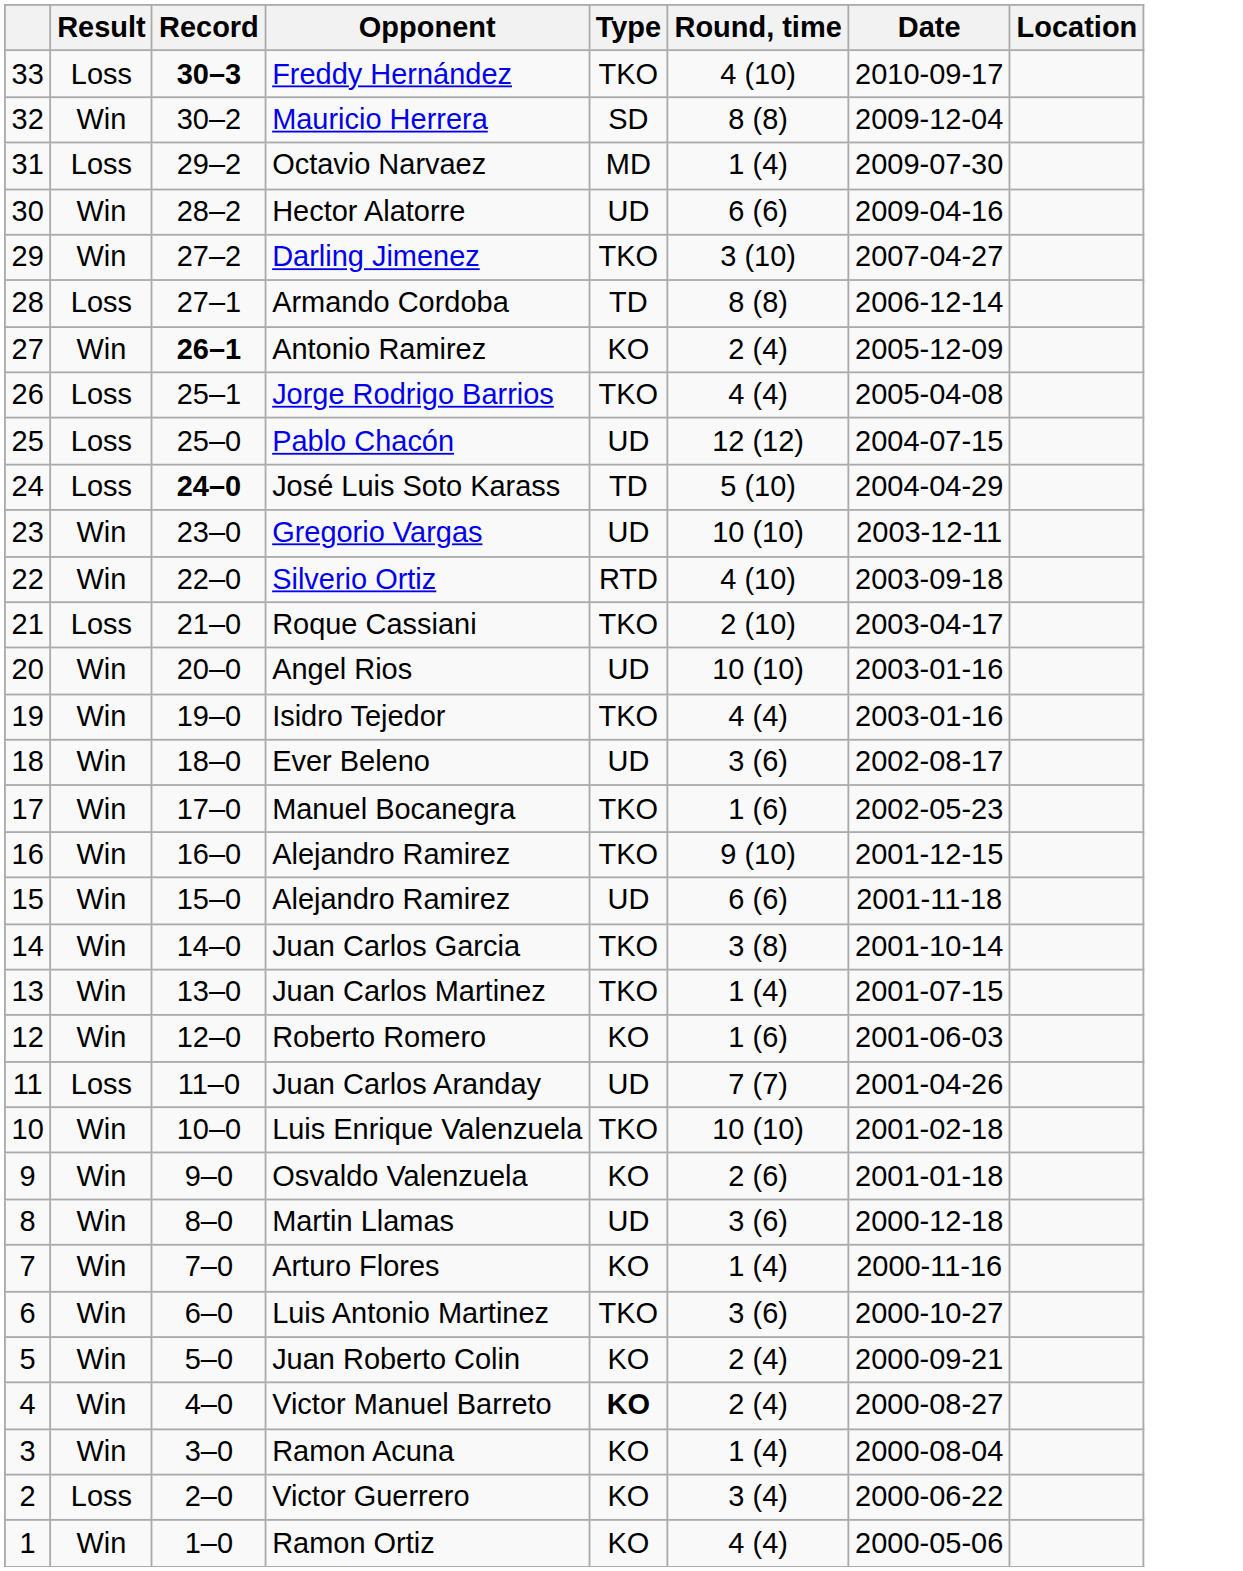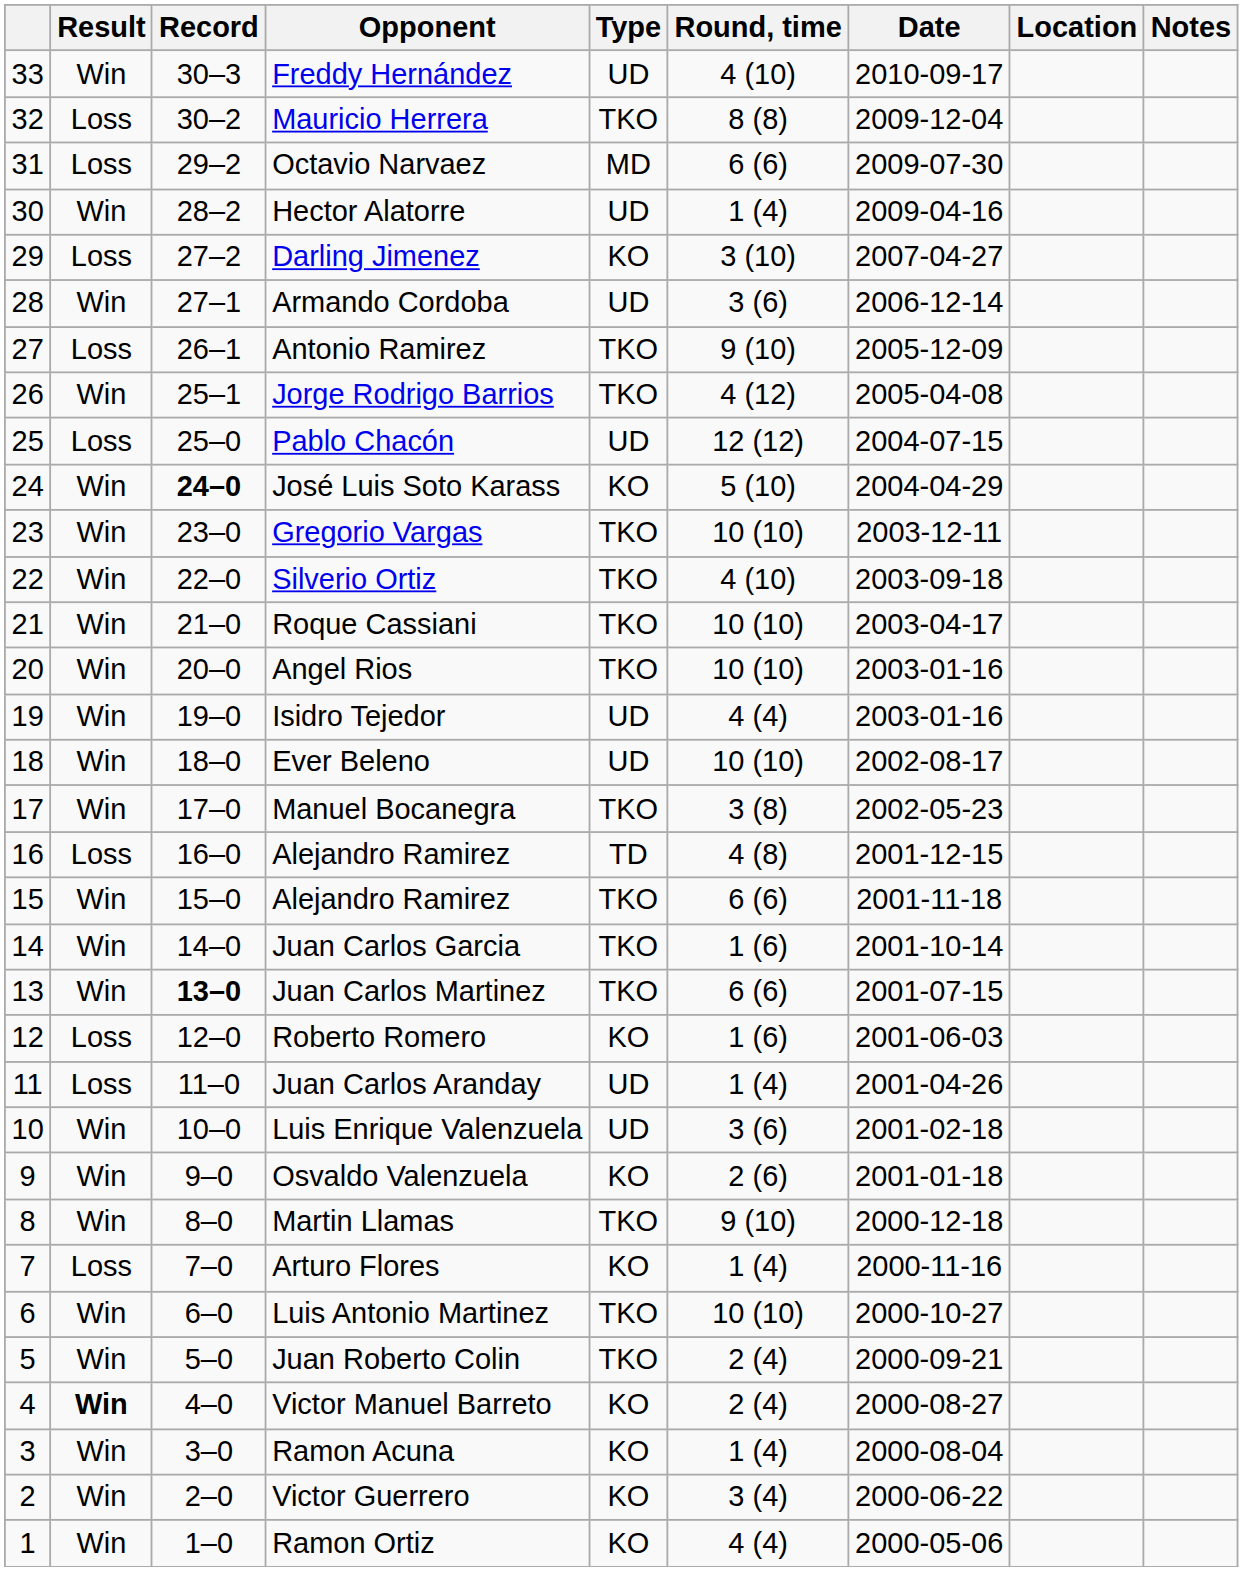+ column: (1191, 27)
(101, 73) Loss -> (101, 73) Win
(209, 73) bold -> (209, 73) normal
(628, 73) TKO -> (628, 73) UD
(101, 119) Win -> (101, 119) Loss
(628, 119) SD -> (628, 119) TKO
(758, 165) 1 (4) -> (758, 165) 6 (6)
(758, 211) 6 (6) -> (758, 211) 1 (4)
(101, 257) Win -> (101, 257) Loss
(628, 257) TKO -> (628, 257) KO
(101, 303) Loss -> (101, 303) Win
(628, 303) TD -> (628, 303) UD
(758, 303) 8 (8) -> (758, 303) 3 (6)
(101, 348) Win -> (101, 348) Loss
(209, 348) bold -> (209, 348) normal
(628, 348) KO -> (628, 348) TKO
(758, 348) 2 (4) -> (758, 348) 9 (10)
(101, 394) Loss -> (101, 394) Win
(758, 394) 4 (4) -> (758, 394) 4 (12)
(101, 486) Loss -> (101, 486) Win
(628, 486) TD -> (628, 486) KO
(628, 532) UD -> (628, 532) TKO
(628, 578) RTD -> (628, 578) TKO
(101, 624) Loss -> (101, 624) Win
(758, 624) 2 (10) -> (758, 624) 10 (10)
(628, 670) UD -> (628, 670) TKO
(628, 716) TKO -> (628, 716) UD
(758, 762) 3 (6) -> (758, 762) 10 (10)
(758, 808) 1 (6) -> (758, 808) 3 (8)
(101, 854) Win -> (101, 854) Loss
(628, 854) TKO -> (628, 854) TD
(758, 854) 9 (10) -> (758, 854) 4 (8)
(628, 900) UD -> (628, 900) TKO
(758, 946) 3 (8) -> (758, 946) 1 (6)
(209, 991) normal -> (209, 991) bold
(758, 991) 1 (4) -> (758, 991) 6 (6)
(101, 1037) Win -> (101, 1037) Loss
(758, 1083) 7 (7) -> (758, 1083) 1 (4)
(628, 1129) TKO -> (628, 1129) UD
(758, 1129) 10 (10) -> (758, 1129) 3 (6)
(628, 1221) UD -> (628, 1221) TKO
(758, 1221) 3 (6) -> (758, 1221) 9 (10)
(101, 1267) Win -> (101, 1267) Loss
(758, 1313) 3 (6) -> (758, 1313) 10 (10)
(628, 1359) KO -> (628, 1359) TKO
(101, 1405) normal -> (101, 1405) bold
(628, 1405) bold -> (628, 1405) normal
(101, 1497) Loss -> (101, 1497) Win
